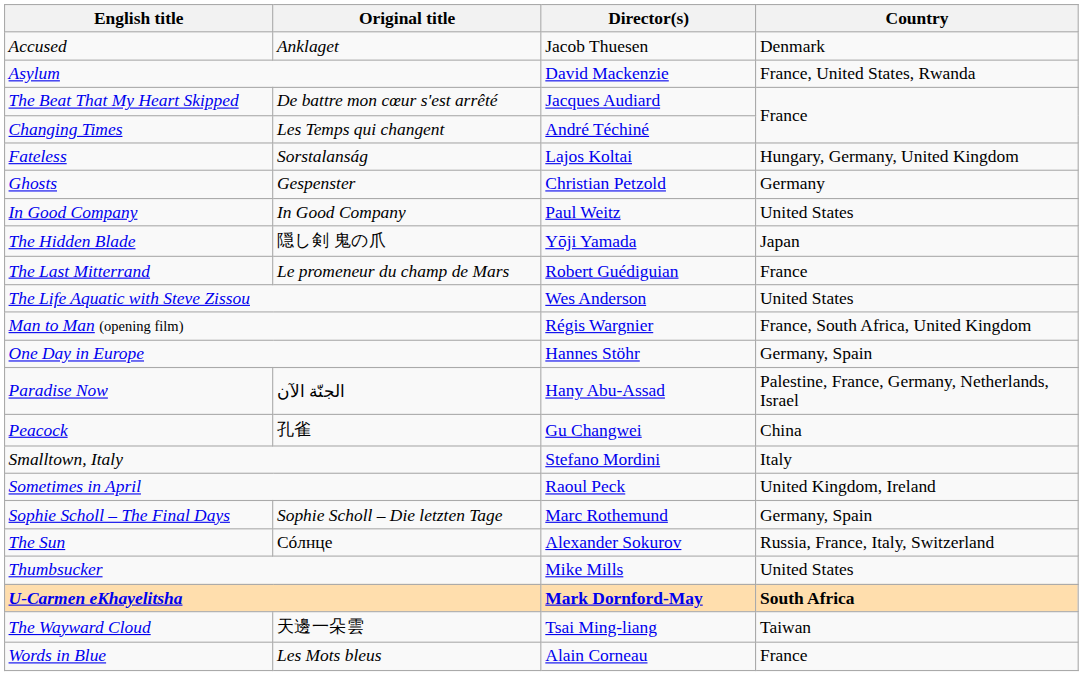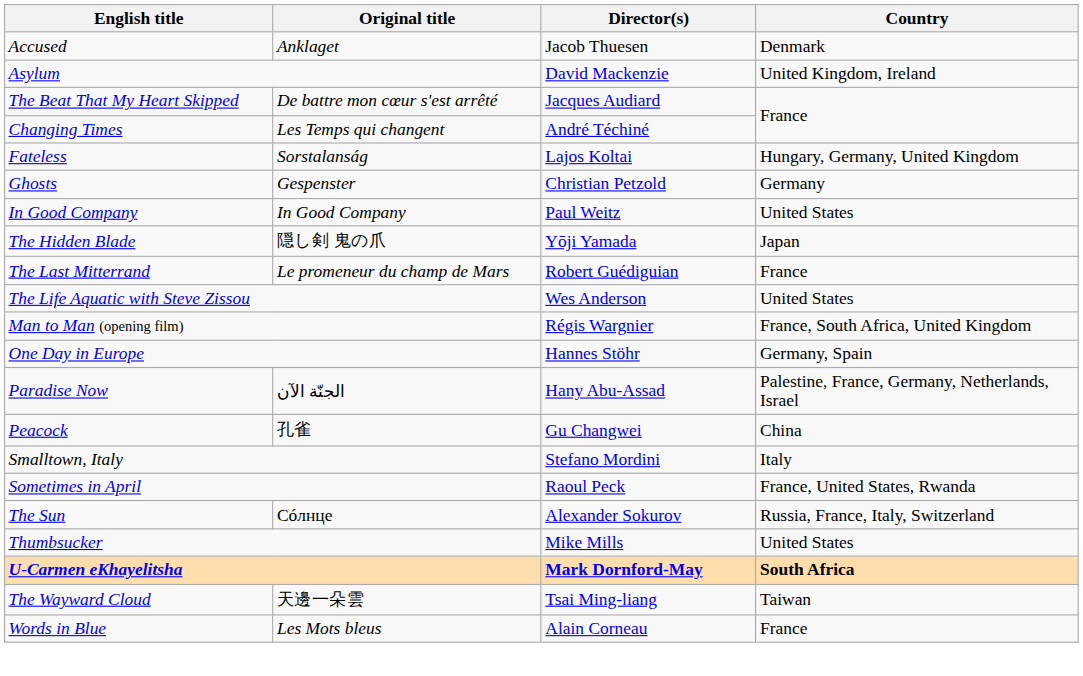(868, 73) France, United States, Rwanda -> (848, 73) United Kingdom, Ireland
(848, 487) United Kingdom, Ireland -> (868, 487) France, United States, Rwanda
- row: (119, 514)
